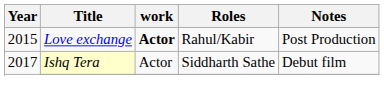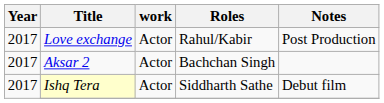(23, 39) 2015 -> (23, 39) 2017
(157, 39) bold -> (155, 39) normal
+ row: (67, 62)
